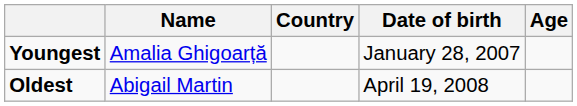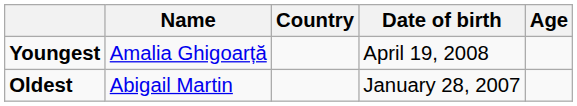(442, 52) January 28, 2007 -> (426, 52) April 19, 2008
(426, 85) April 19, 2008 -> (442, 85) January 28, 2007
